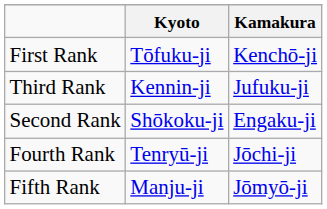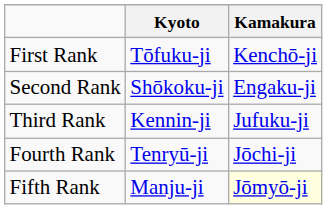rows swapped: (65, 120) <-> (58, 87)
(270, 187) no background -> (270, 187) lightyellow background
